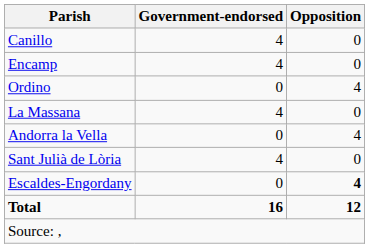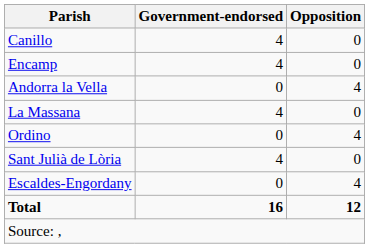rows swapped: (29, 87) <-> (57, 135)
(357, 183) bold -> (357, 183) normal
